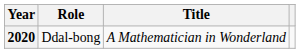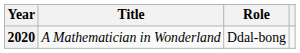columns swapped: (196, 15) <-> (71, 15)
